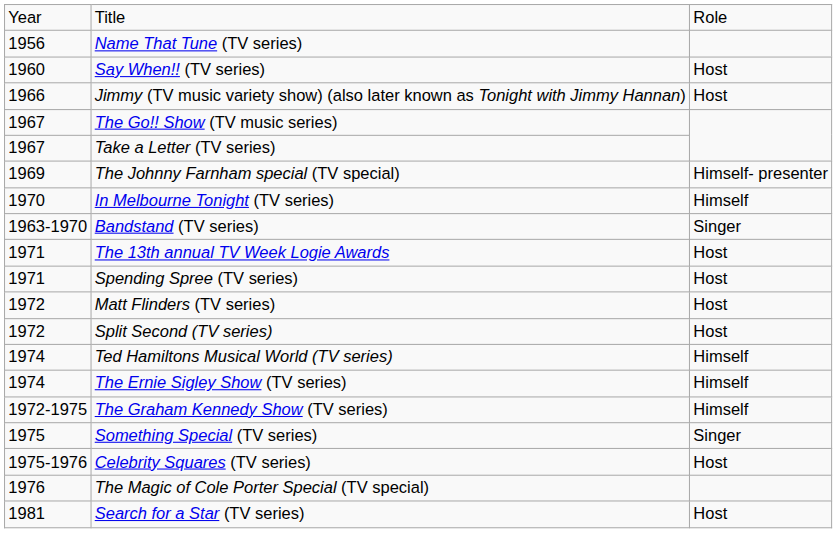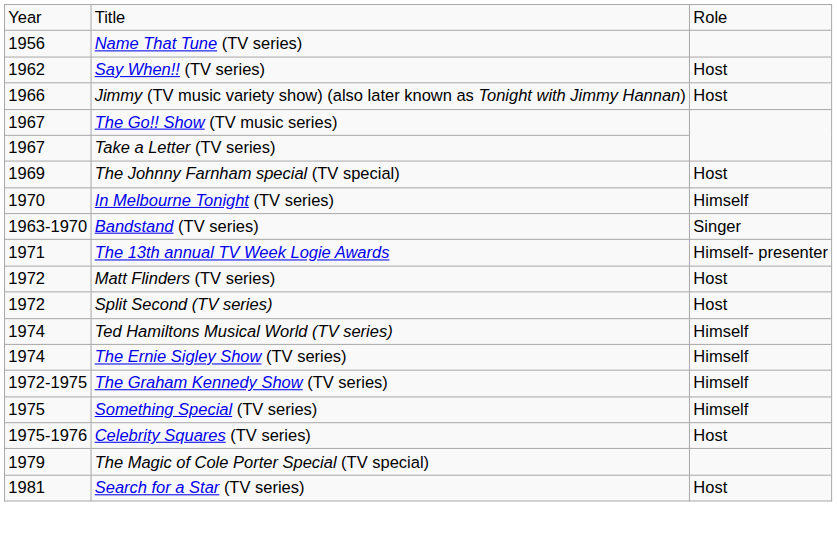(27, 69) 1960 -> (27, 69) 1962
(761, 174) Himself- presenter -> (710, 174) Host
(710, 252) Host -> (761, 252) Himself- presenter
- row: (196, 278)
(717, 435) Singer -> (721, 409) Himself
(27, 488) 1976 -> (27, 461) 1979
